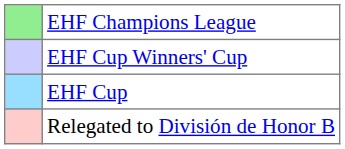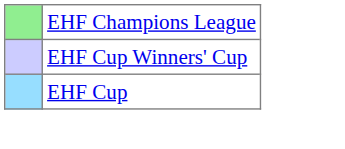- row: (191, 126)
